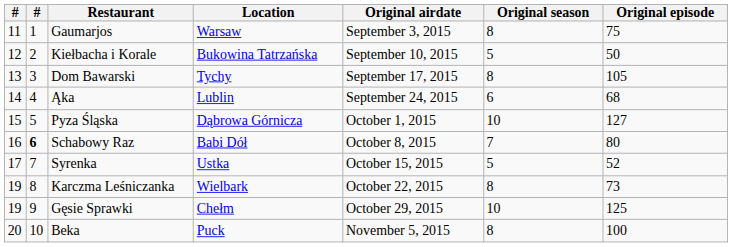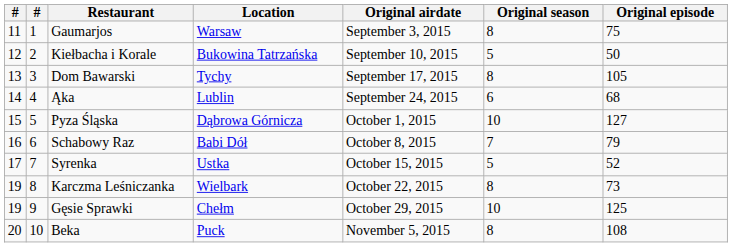(33, 142) bold -> (33, 142) normal
(613, 142) 80 -> (613, 142) 79
(616, 230) 100 -> (616, 230) 108
